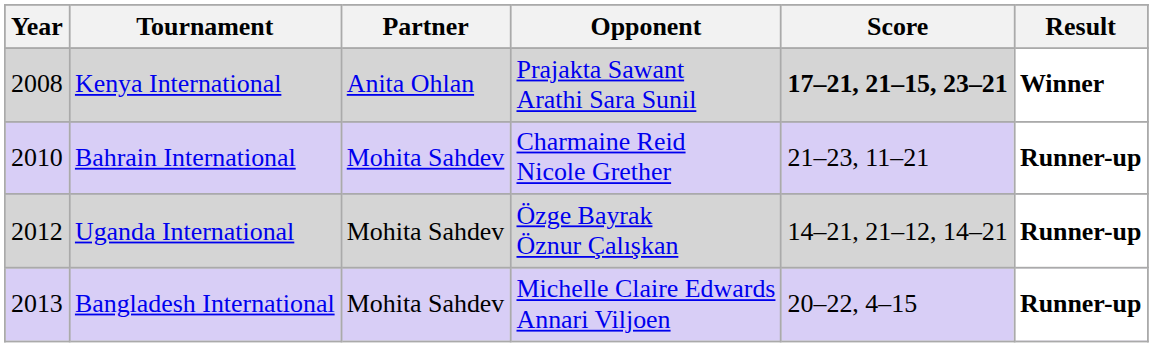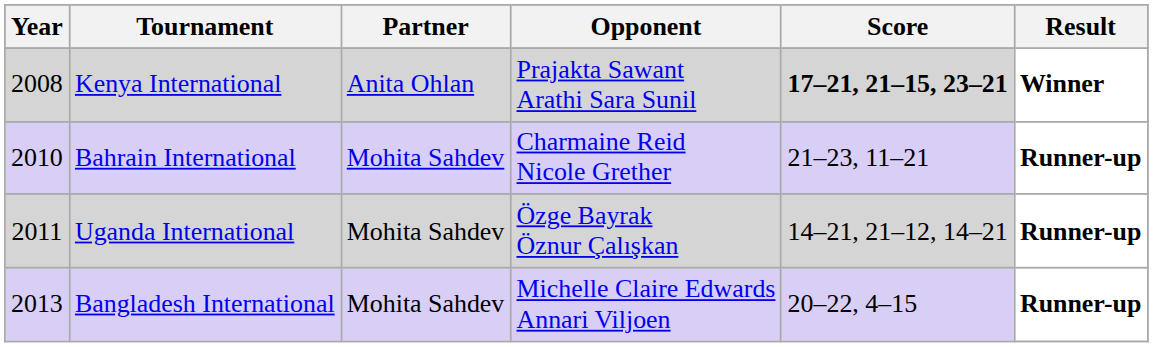(37, 231) 2012 -> (37, 231) 2011
